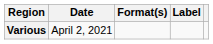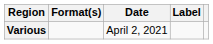columns swapped: (82, 13) <-> (142, 13)
